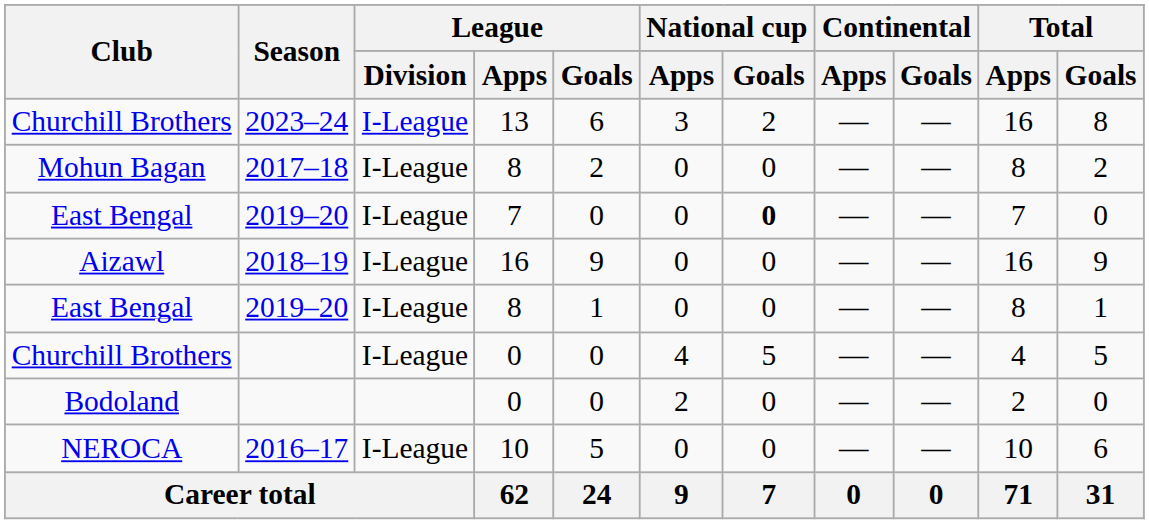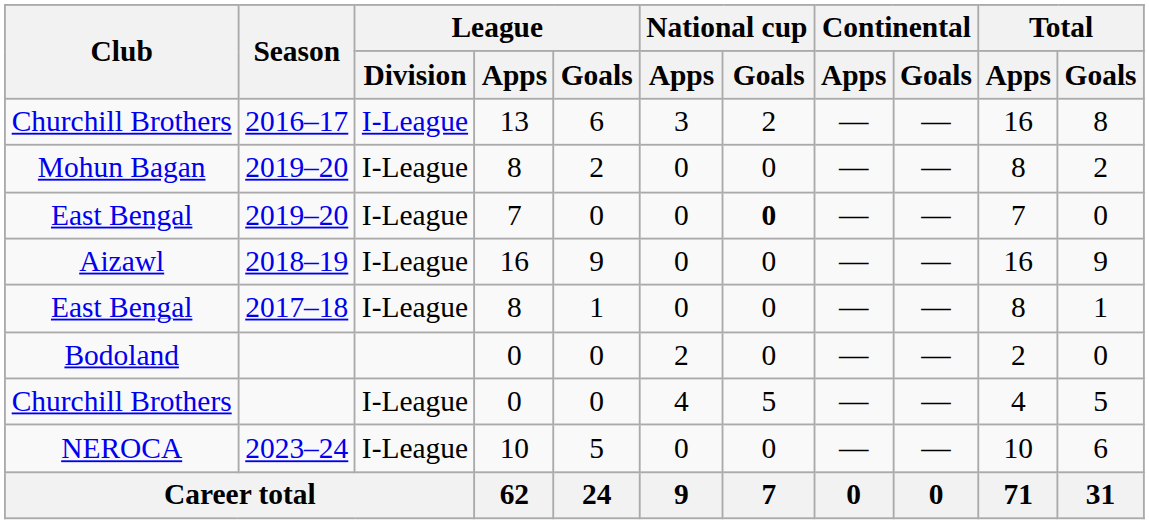(297, 121) 2023–24 -> (297, 121) 2016–17
(297, 167) 2017–18 -> (297, 167) 2019–20
(297, 307) 2019–20 -> (297, 307) 2017–18
rows swapped: (122, 354) <-> (122, 401)
(297, 448) 2016–17 -> (297, 448) 2023–24
